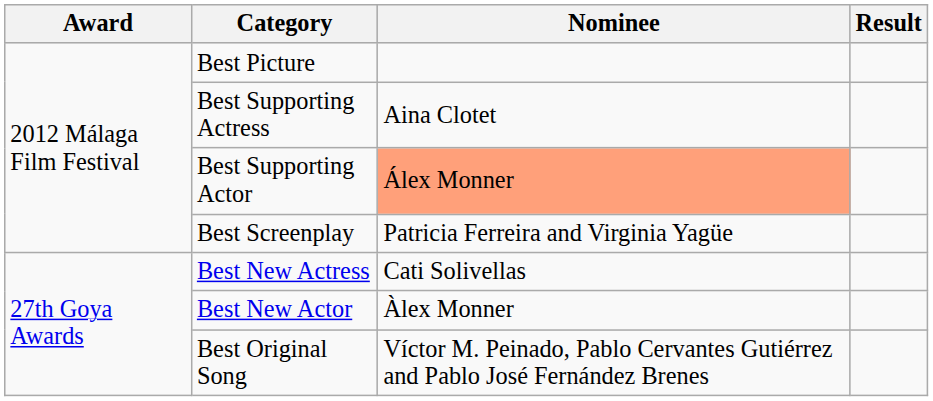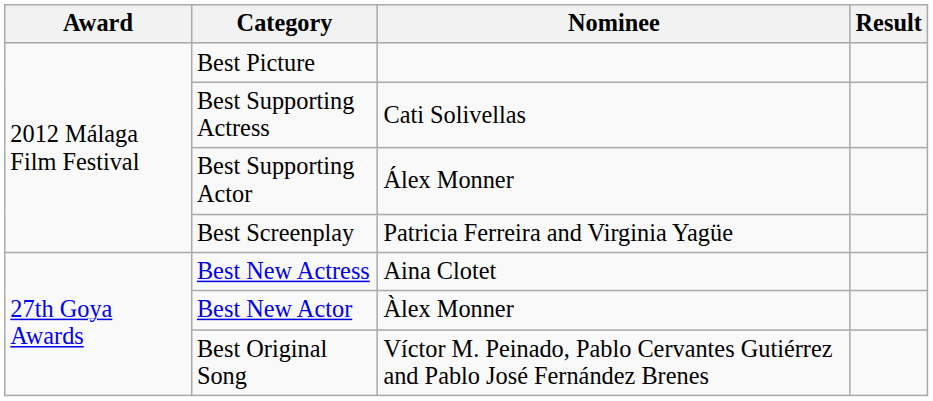(440, 114) Aina Clotet -> (455, 114) Cati Solivellas
(449, 180) lightsalmon background -> (449, 180) no background
(455, 271) Cati Solivellas -> (440, 271) Aina Clotet
